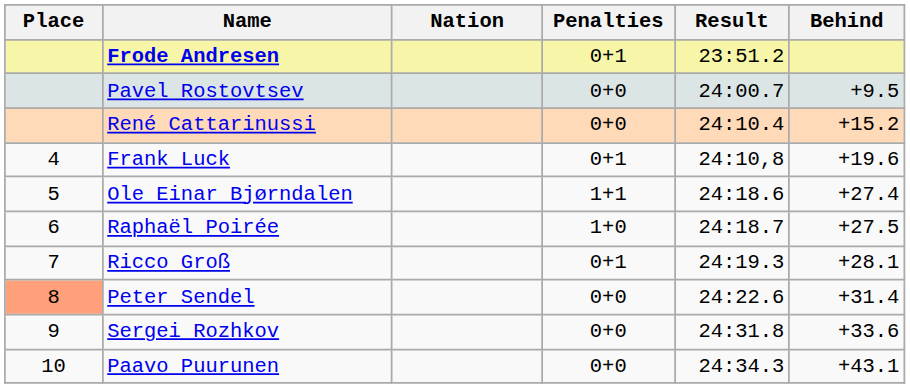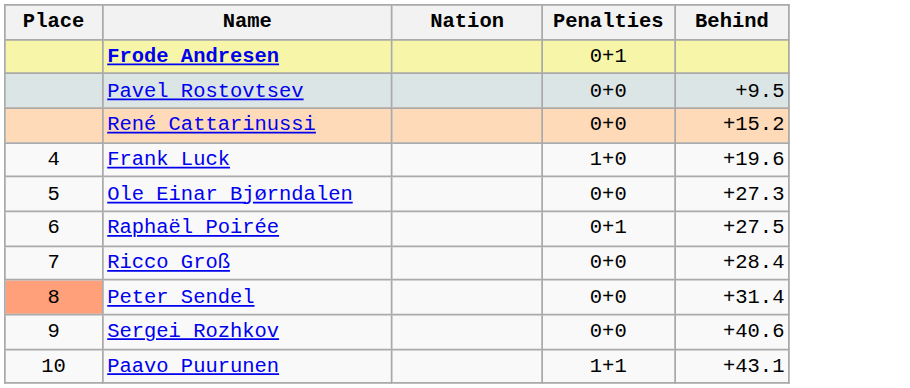- column: (732, 22)
(608, 159) 0+1 -> (608, 159) 1+0
(608, 194) 1+1 -> (608, 194) 0+0
(869, 194) +27.4 -> (754, 194) +27.3
(608, 228) 1+0 -> (608, 228) 0+1
(608, 263) 0+1 -> (608, 263) 0+0
(869, 263) +28.1 -> (754, 263) +28.4
(869, 331) +33.6 -> (754, 331) +40.6
(608, 366) 0+0 -> (608, 366) 1+1
